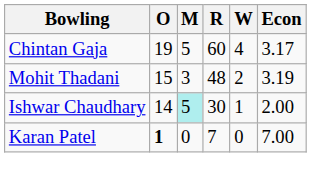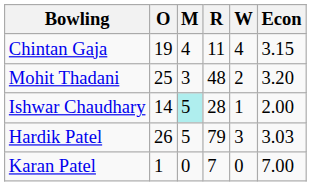(186, 48) 5 -> (186, 48) 4
(216, 48) 60 -> (216, 48) 11
(278, 48) 3.17 -> (278, 48) 3.15
(163, 78) 15 -> (163, 78) 25
(278, 78) 3.19 -> (278, 78) 3.20
(216, 107) 30 -> (216, 107) 28
+ row: (56, 136)
(159, 136) bold -> (159, 166) normal
